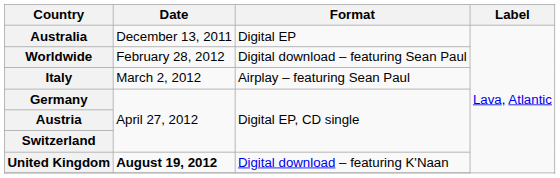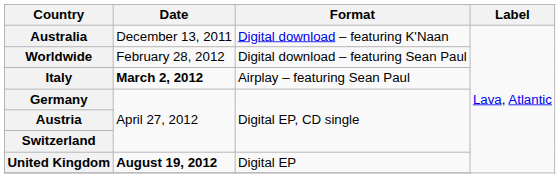(267, 36) Digital EP -> (343, 36) Digital download – featuring K'Naan
(159, 78) normal -> (160, 78) bold
(343, 162) Digital download – featuring K'Naan -> (267, 162) Digital EP
